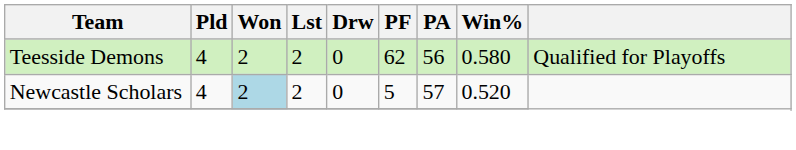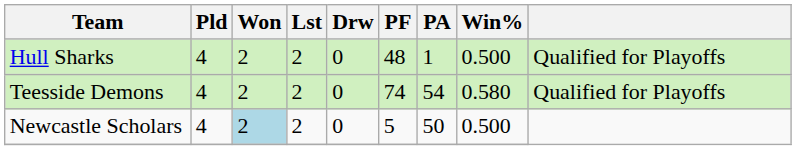+ row: (62, 56)
(395, 56) 62 -> (395, 91) 74
(433, 56) 56 -> (433, 91) 54
(433, 91) 57 -> (433, 126) 50
(486, 91) 0.520 -> (486, 126) 0.500
